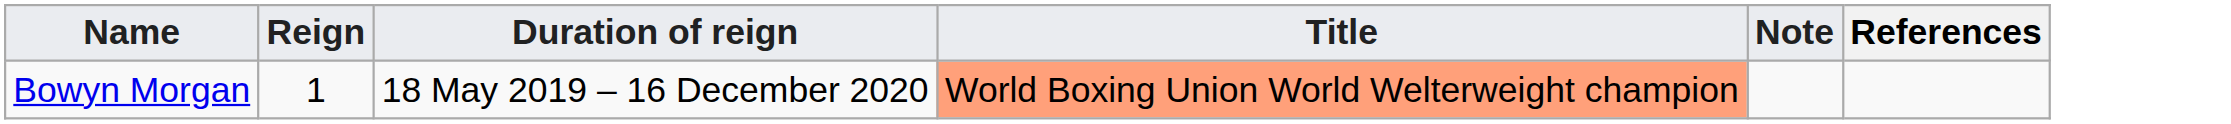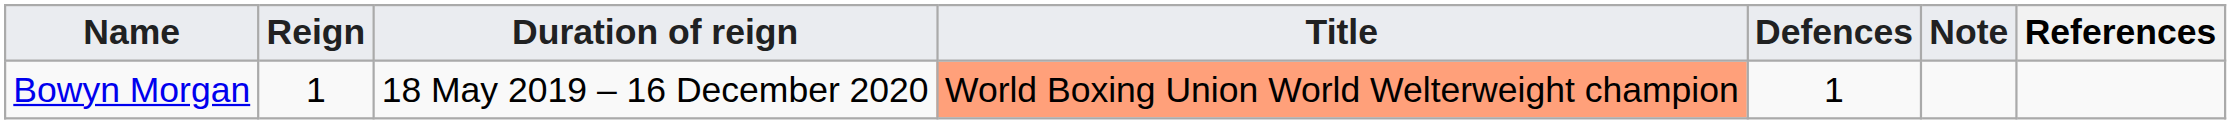+ column: (1834, 32)
